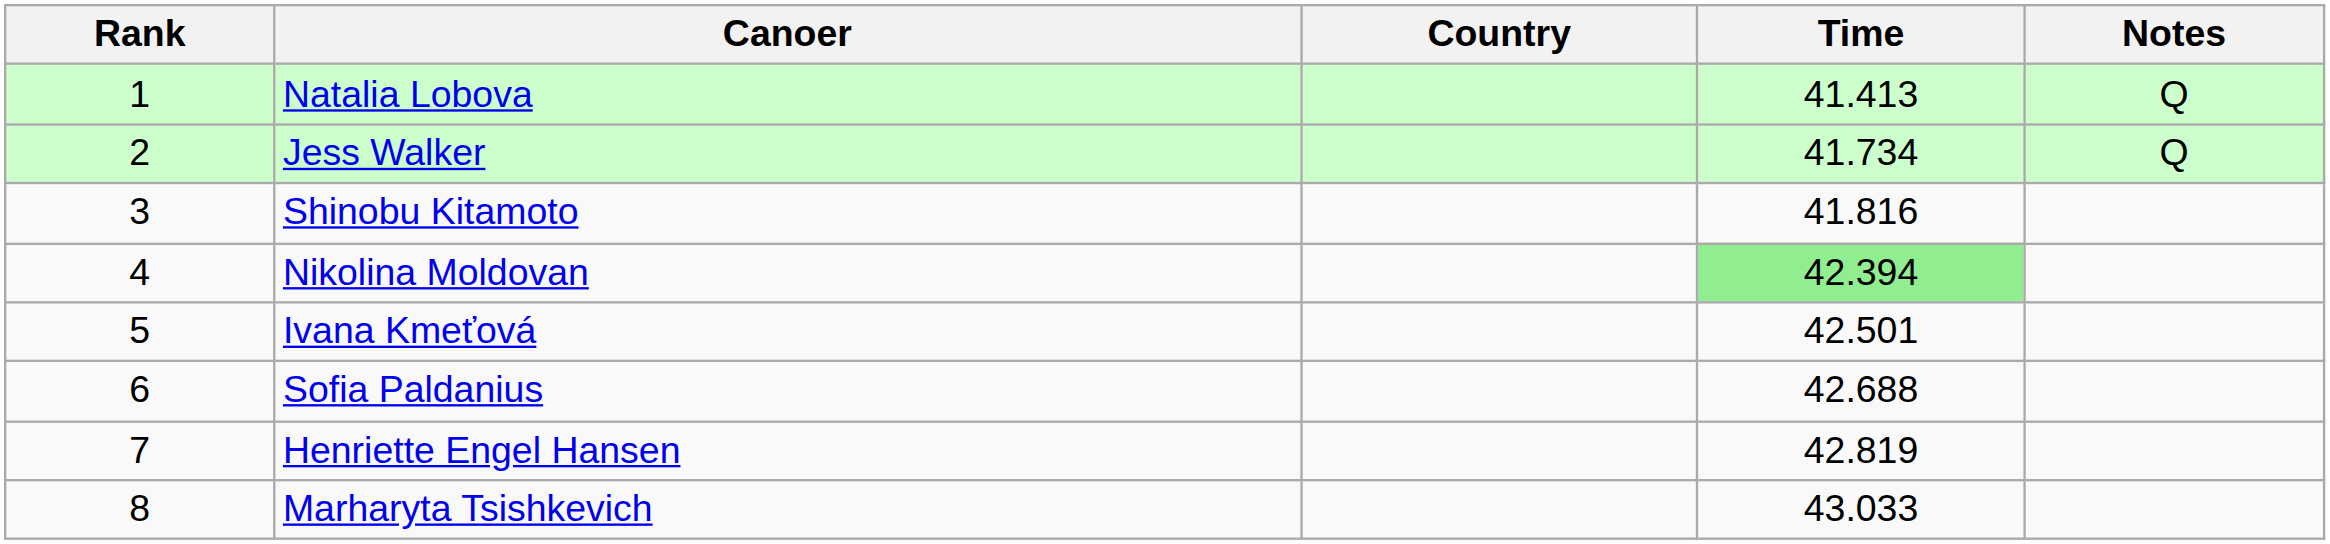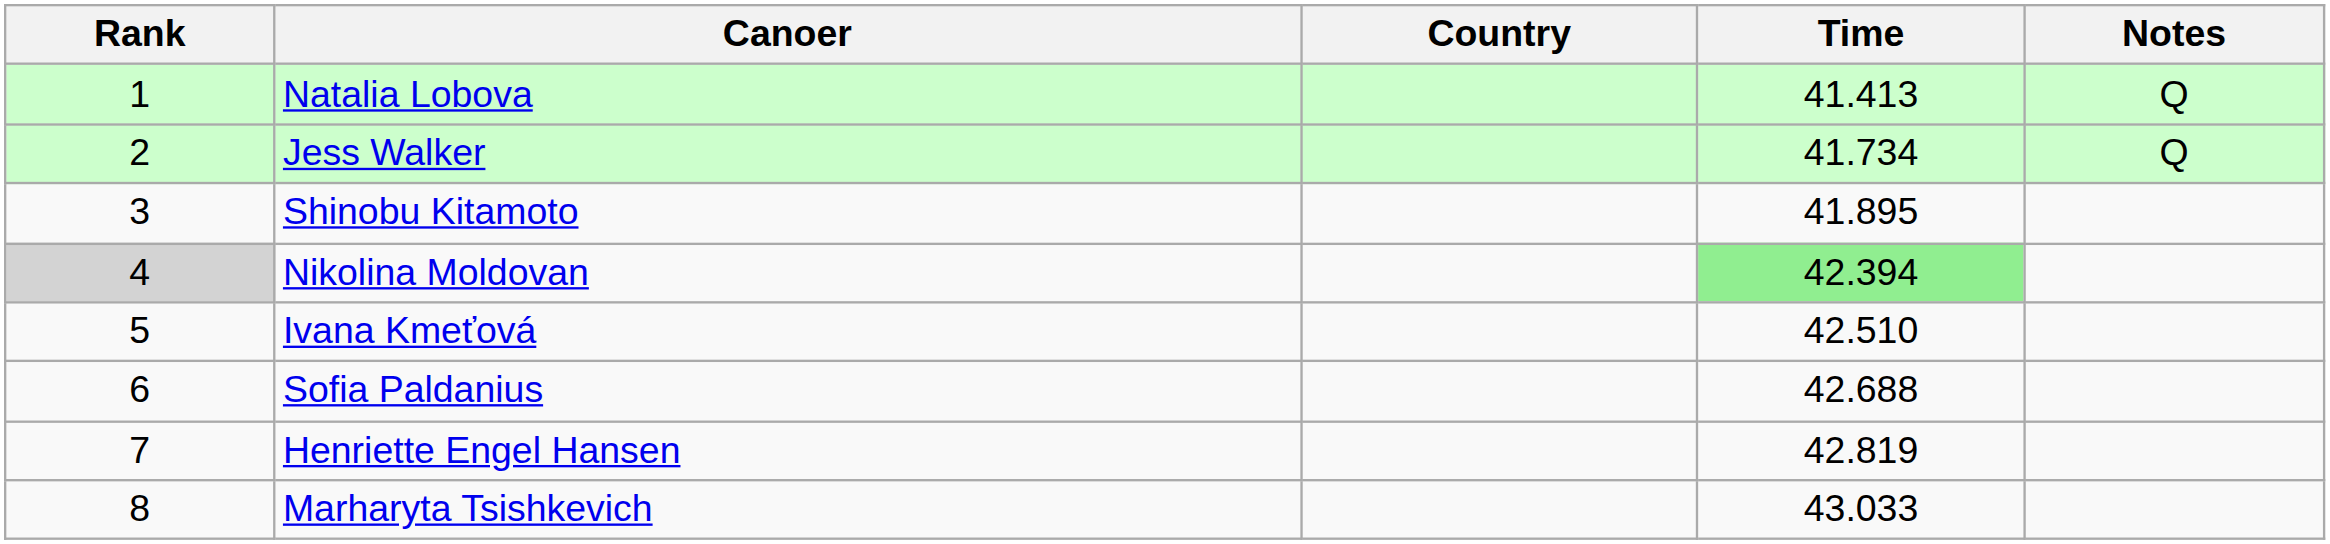(1861, 212) 41.816 -> (1861, 212) 41.895
(140, 271) no background -> (140, 271) lightgrey background
(1861, 331) 42.501 -> (1861, 331) 42.510
